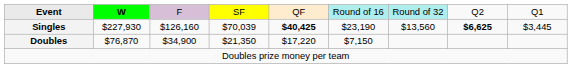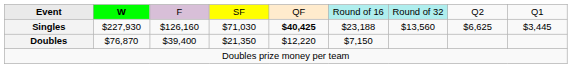(239, 27) $70,039 -> (239, 27) $71,030
(358, 27) $23,190 -> (358, 27) $23,188
(478, 27) bold -> (478, 27) normal
(179, 42) $34,900 -> (179, 42) $39,400
(299, 42) $17,220 -> (299, 42) $12,220
